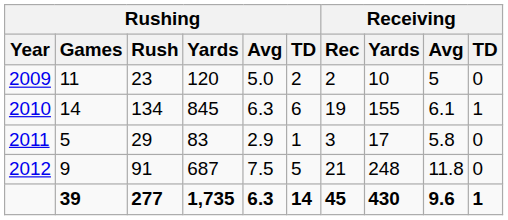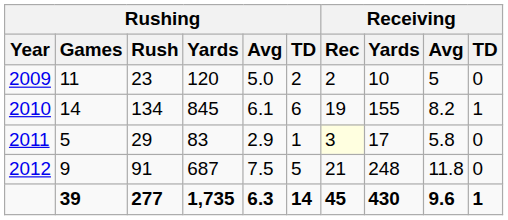(261, 109) 6.3 -> (261, 109) 6.1
(442, 109) 6.1 -> (442, 109) 8.2
(330, 139) no background -> (330, 139) lightyellow background
